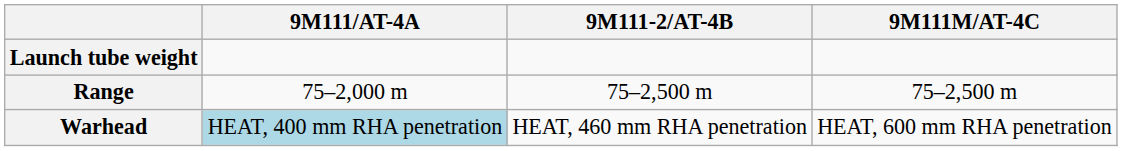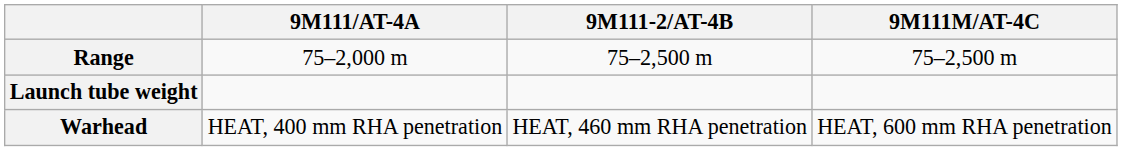rows swapped: (104, 57) <-> (104, 92)
(355, 127) lightblue background -> (355, 127) no background
